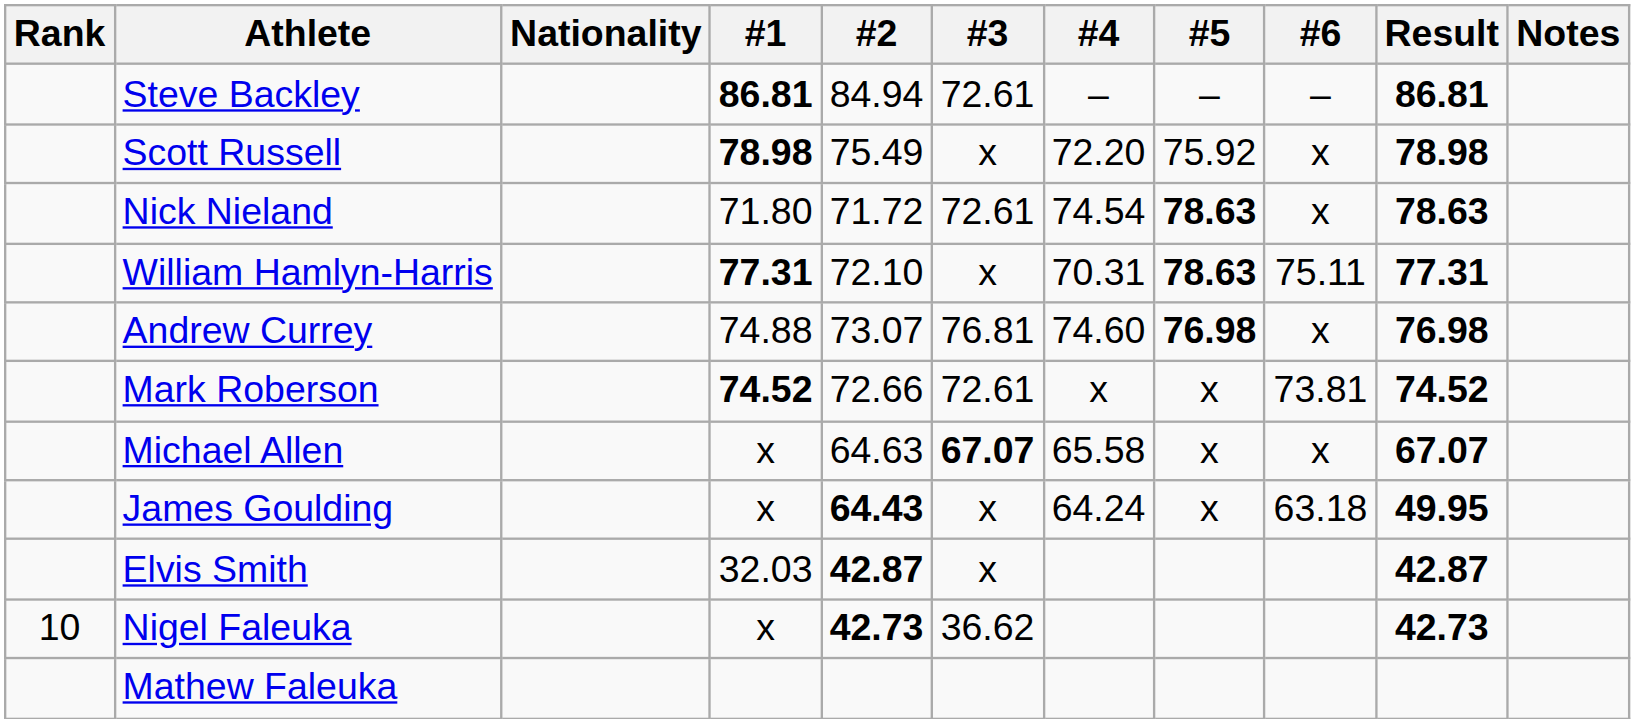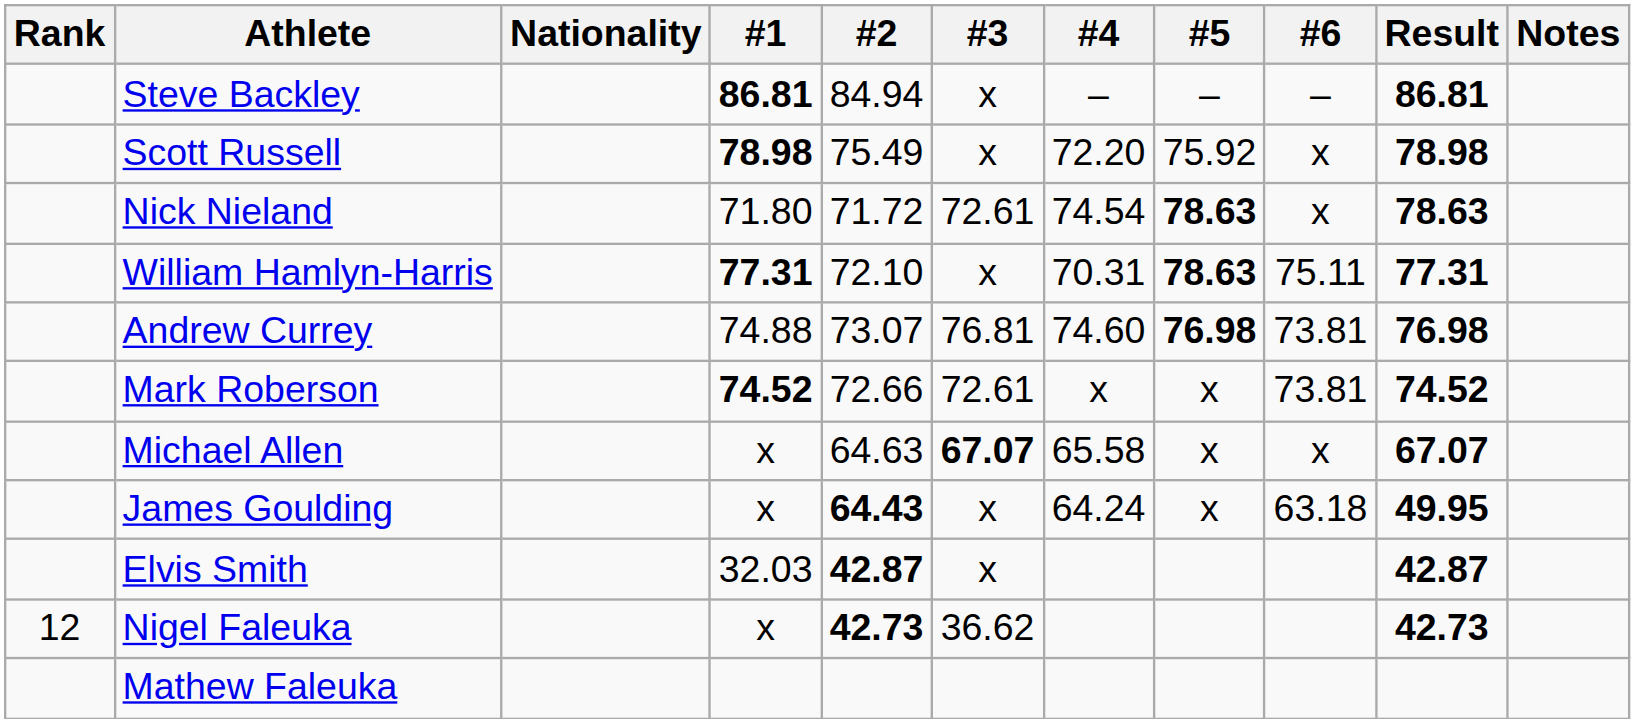(988, 93) 72.61 -> (988, 93) x
(1320, 331) x -> (1320, 331) 73.81
(60, 627) 10 -> (60, 627) 12
